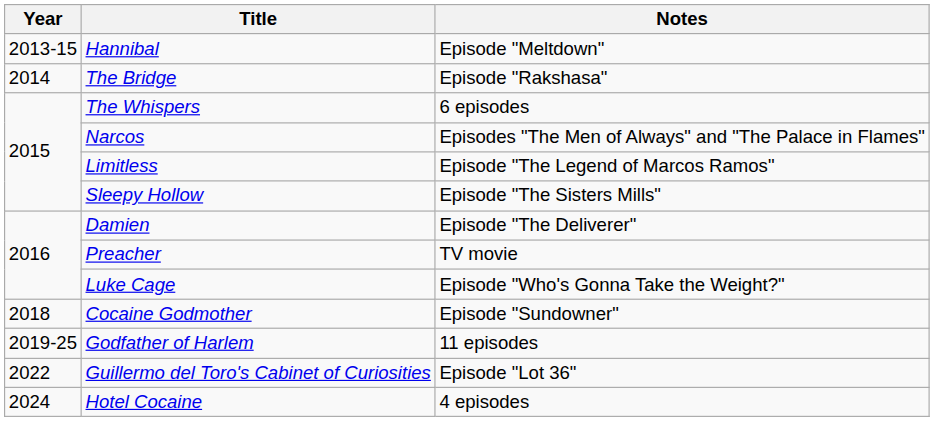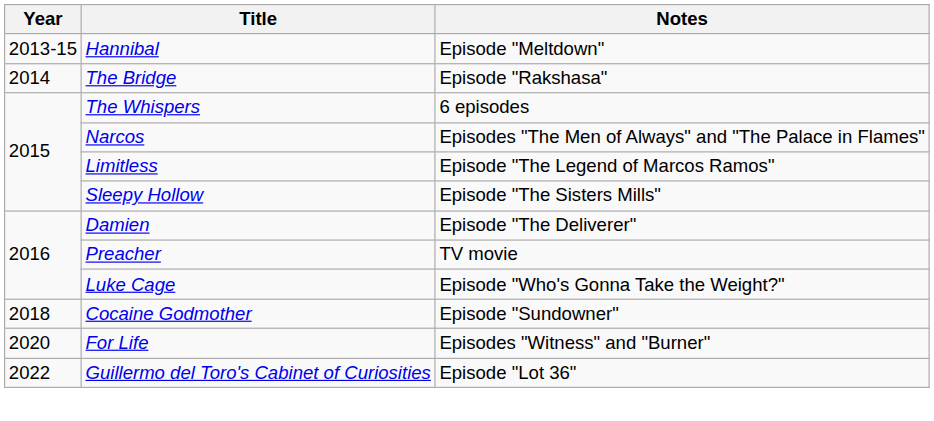- row: (170, 343)
+ row: (117, 343)
- row: (144, 401)
